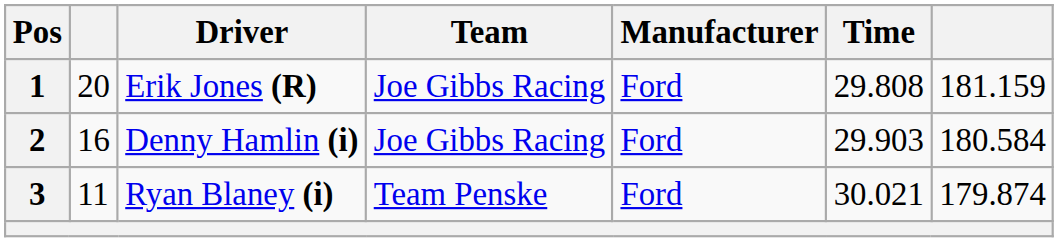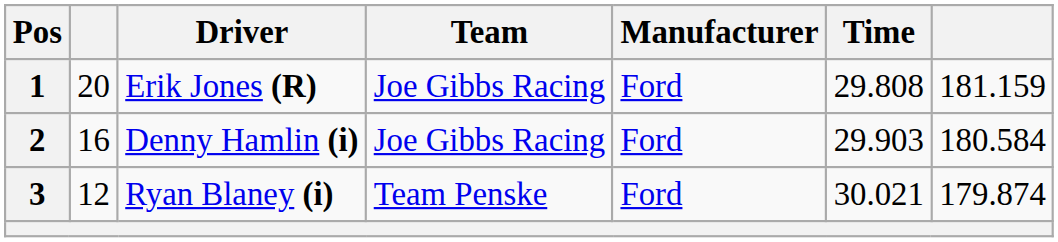(93, 194) 11 -> (94, 194) 12
